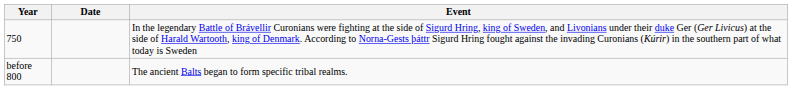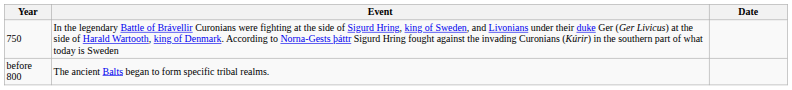columns swapped: (90, 12) <-> (458, 12)
